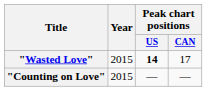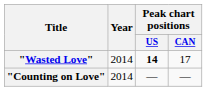(122, 59) 2015 -> (122, 59) 2014
(122, 77) 2015 -> (122, 77) 2014
